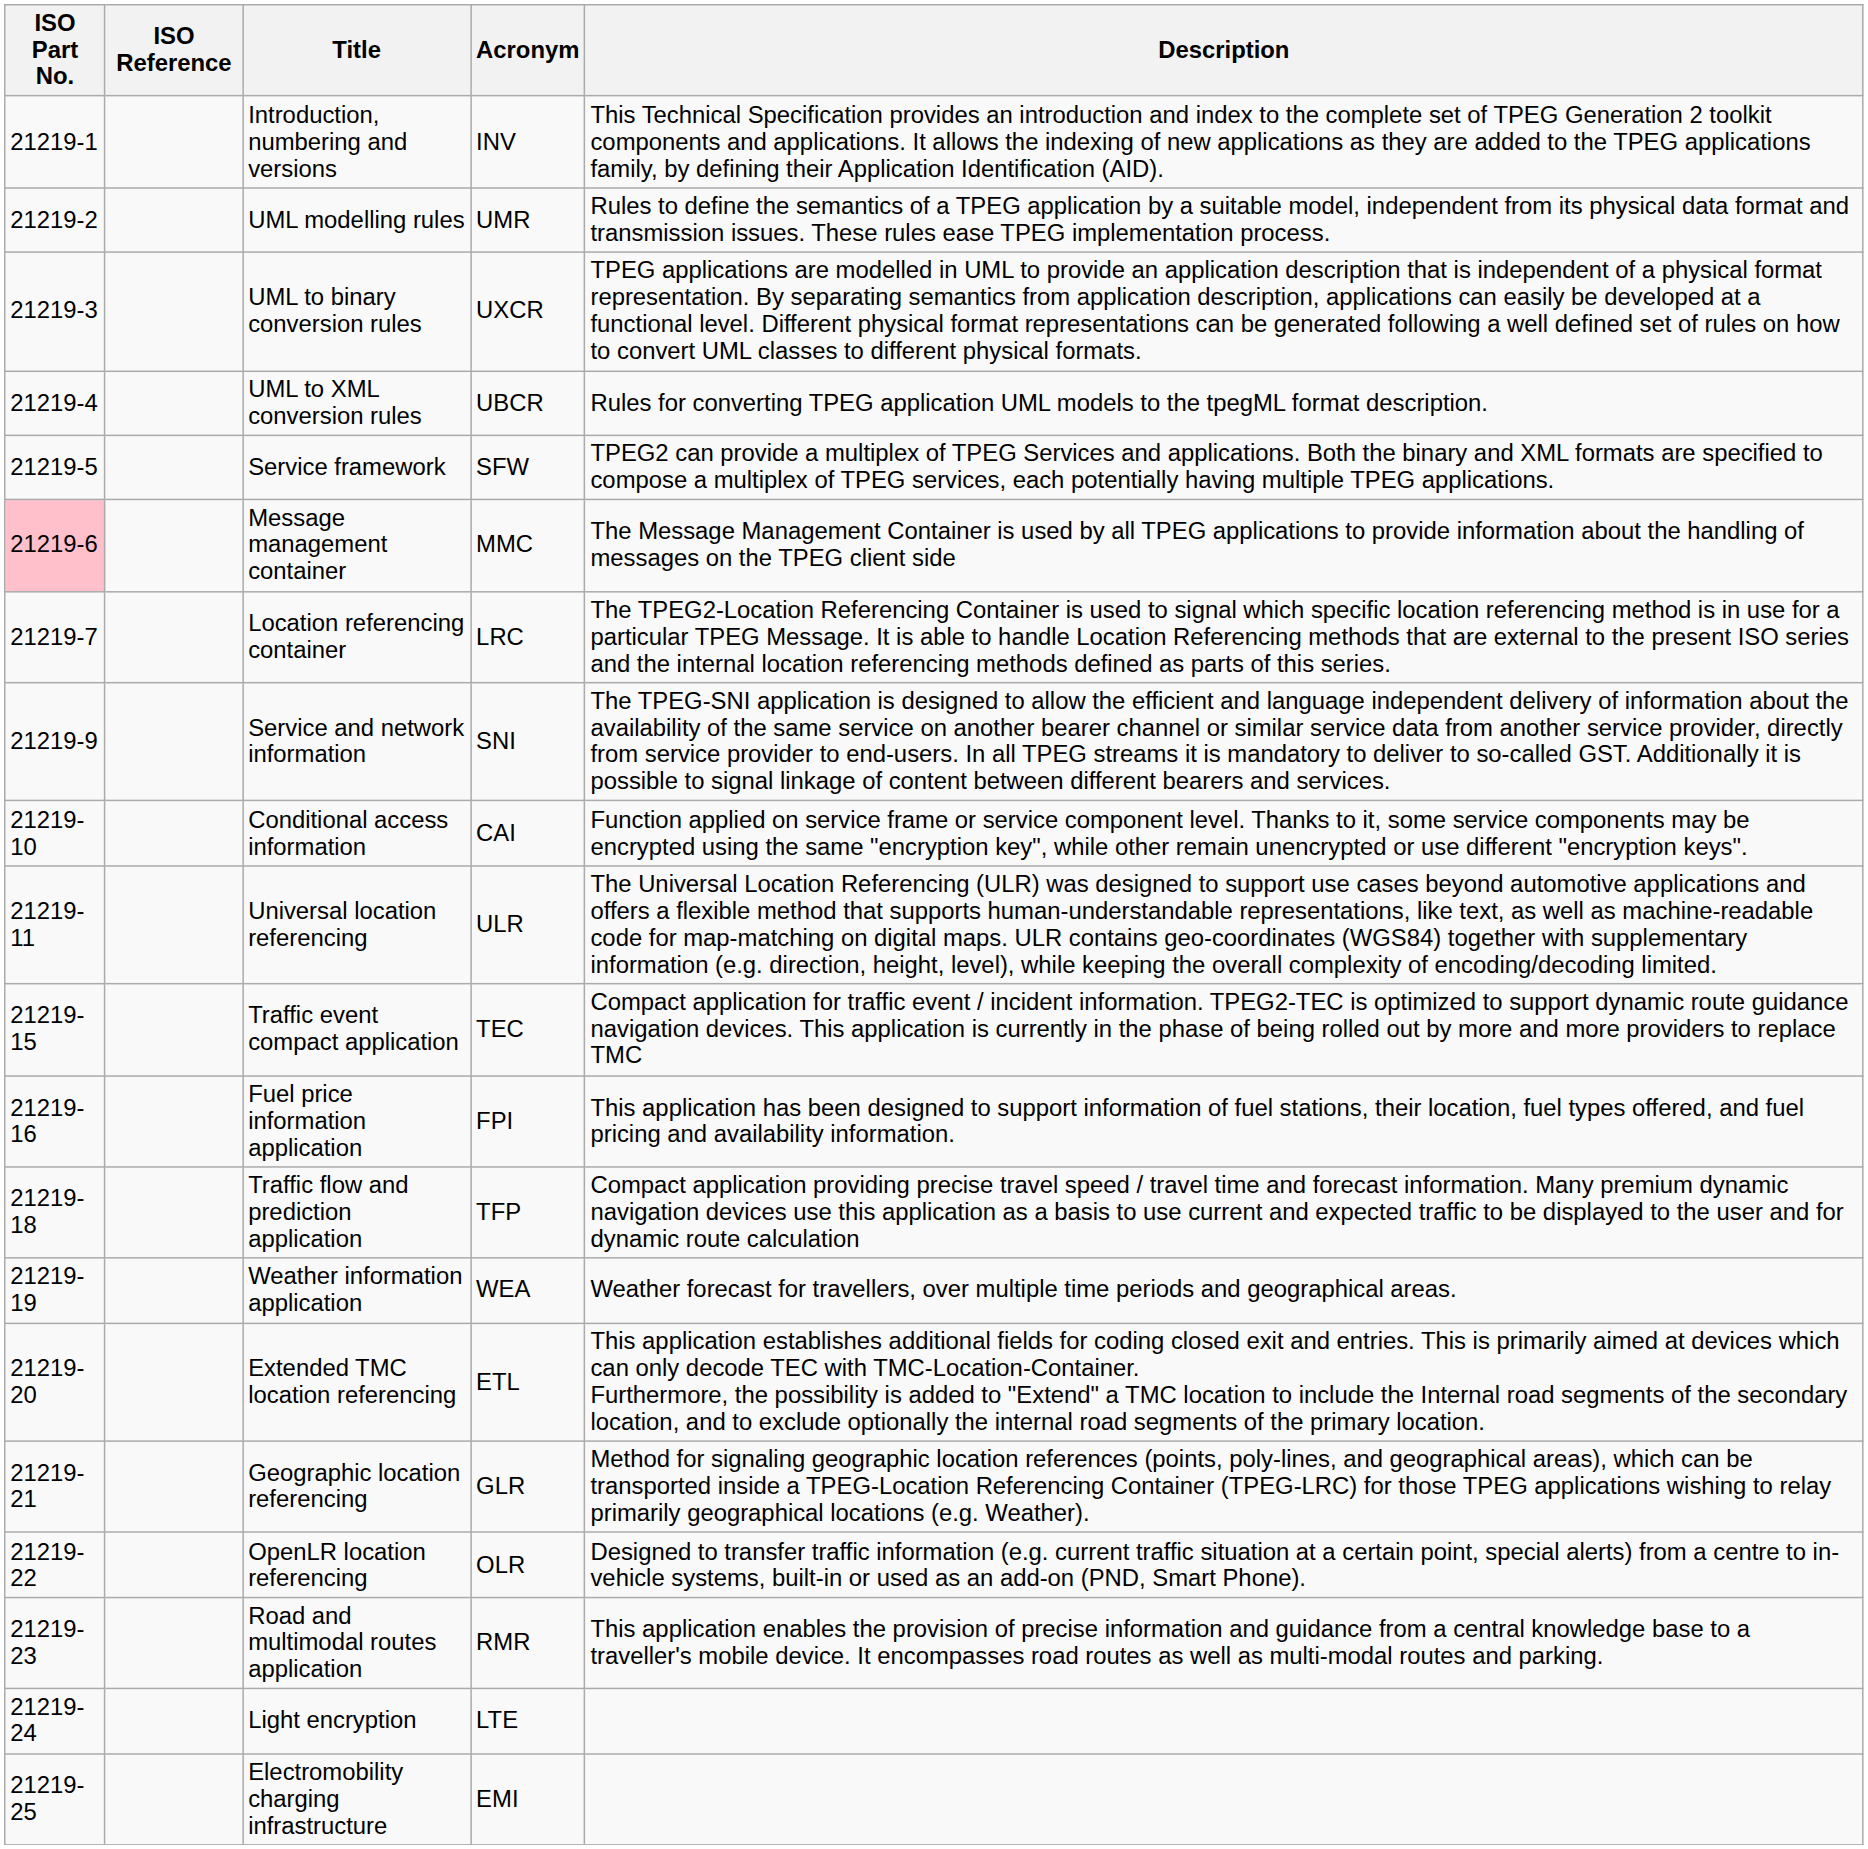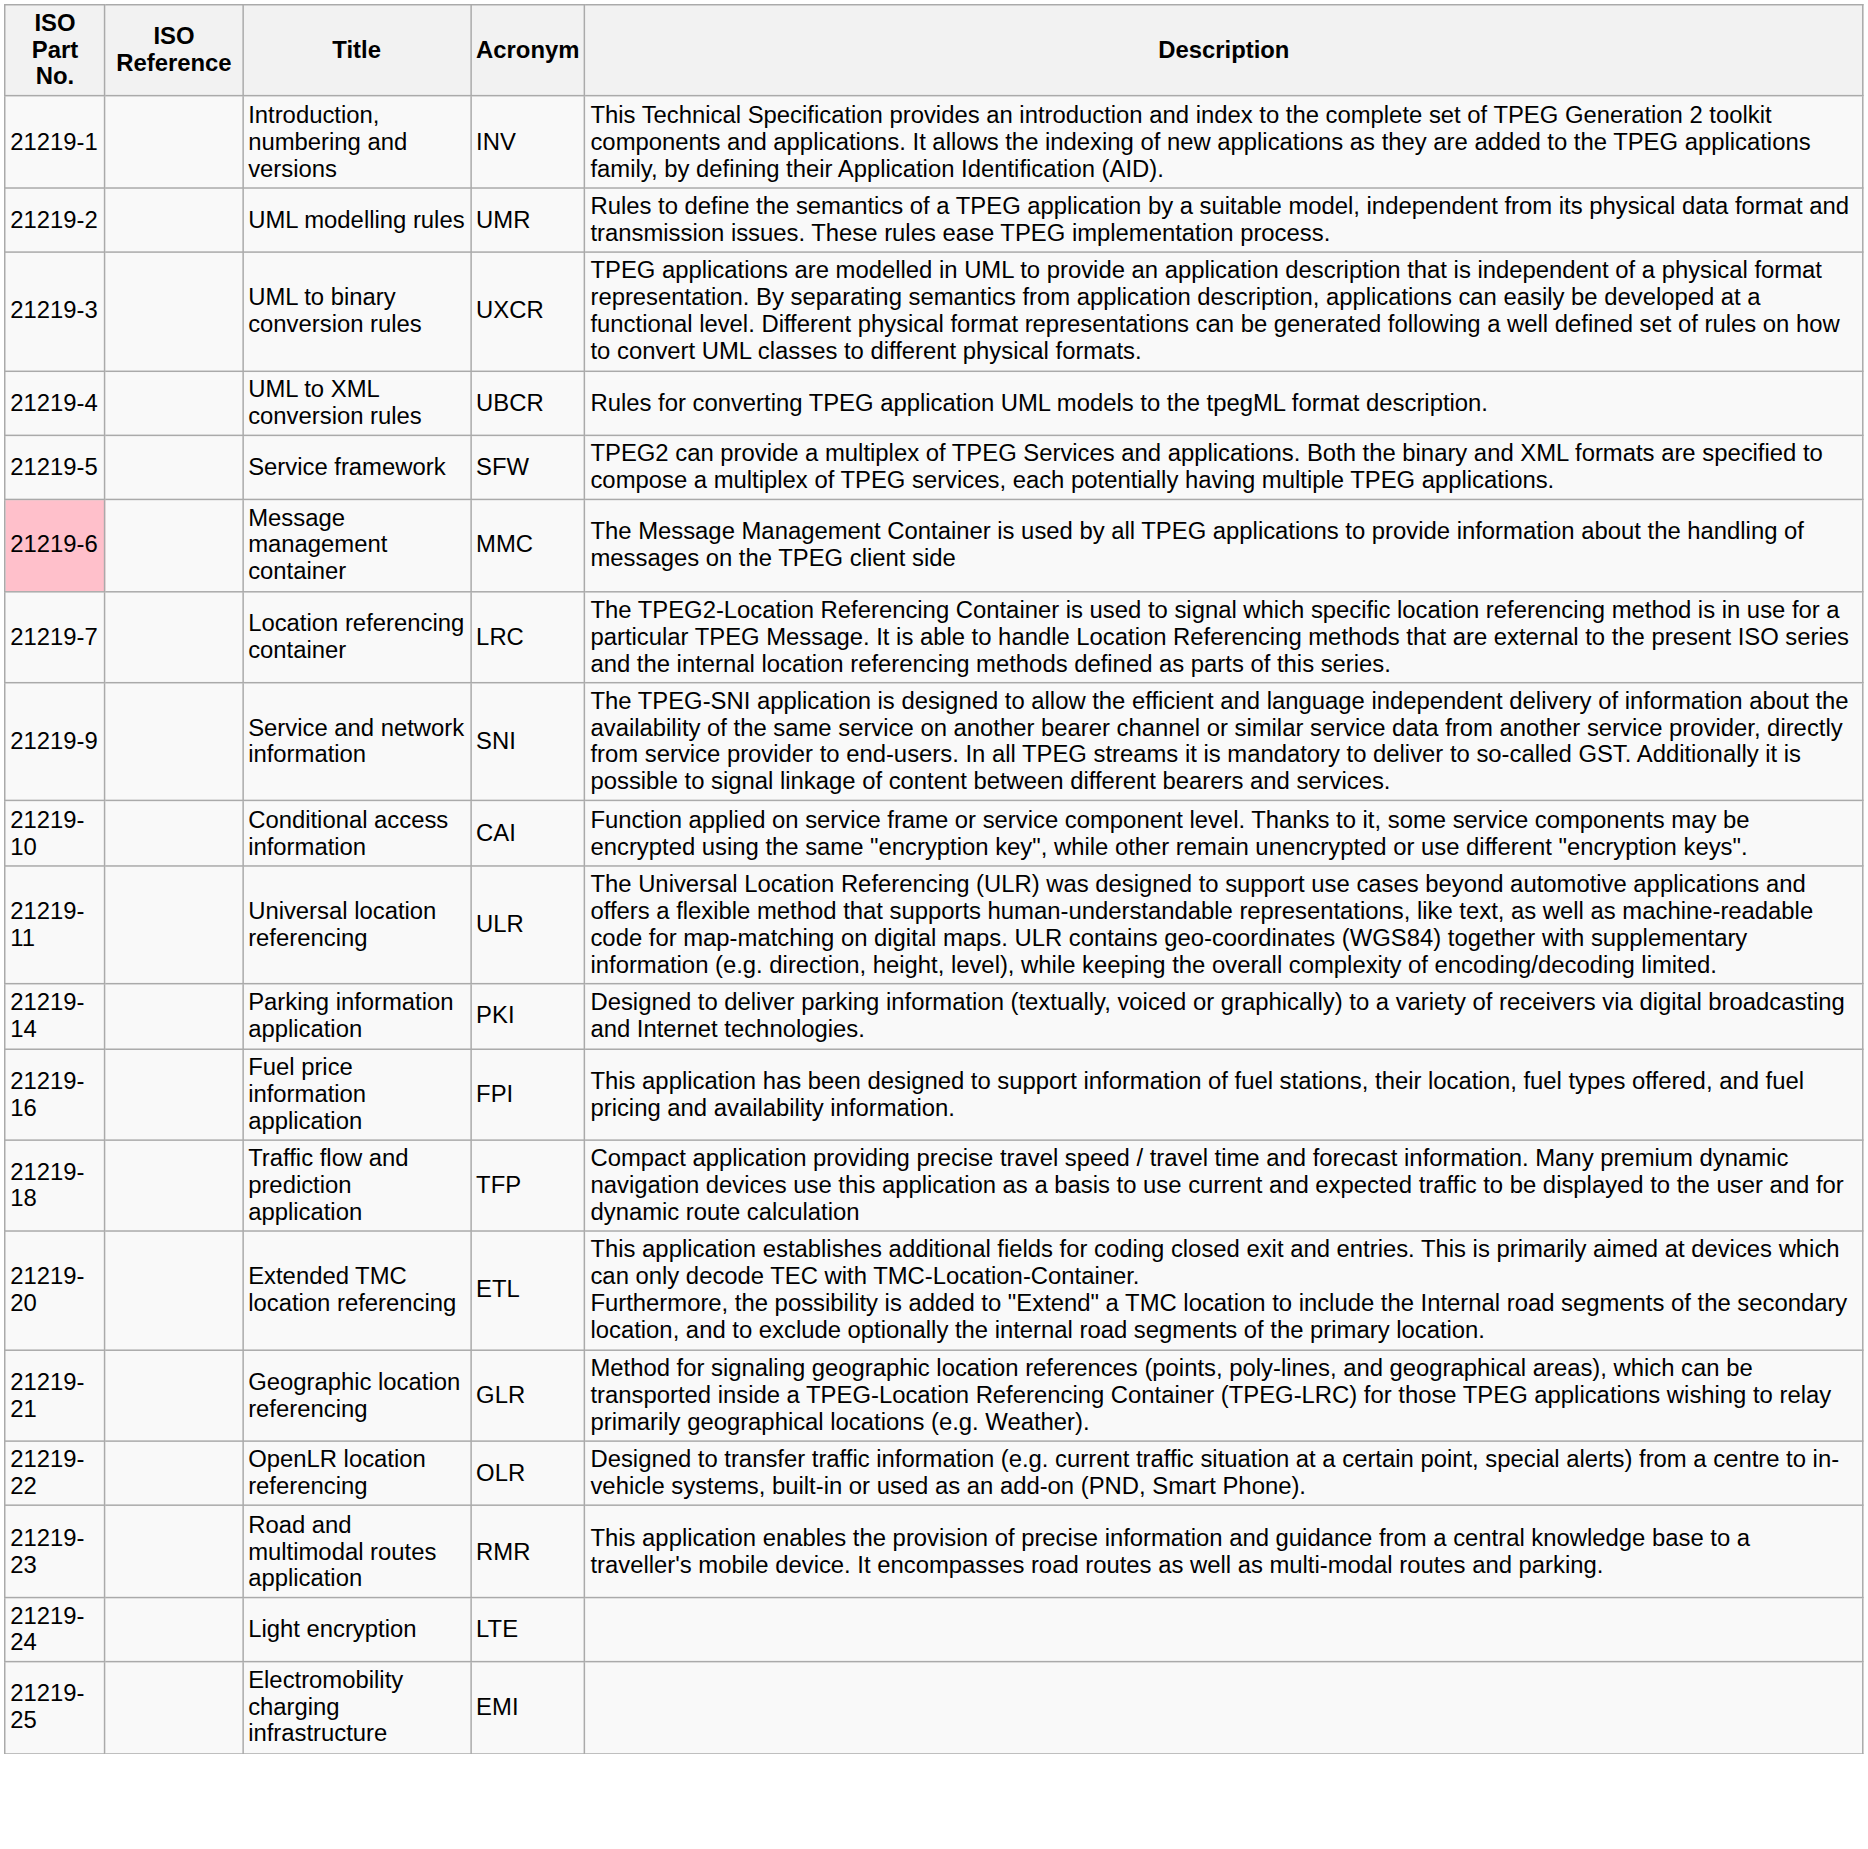+ row: (351, 1015)
- row: (354, 1029)
- row: (355, 1290)
